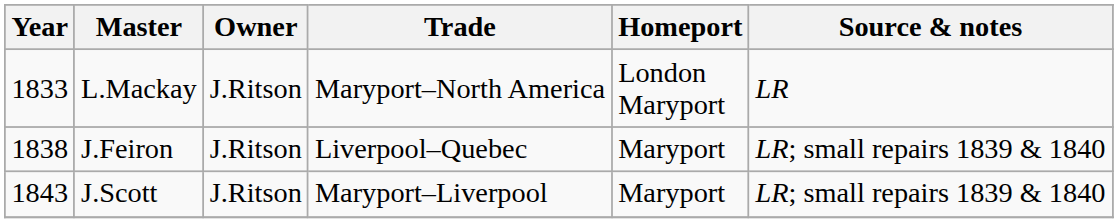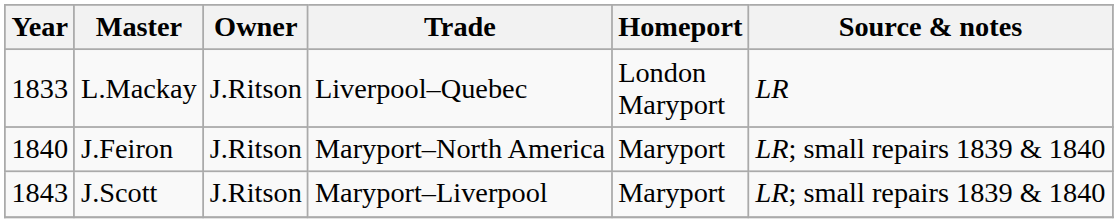(460, 87) Maryport–North America -> (421, 87) Liverpool–Quebec
(40, 148) 1838 -> (40, 148) 1840
(421, 148) Liverpool–Quebec -> (460, 148) Maryport–North America
